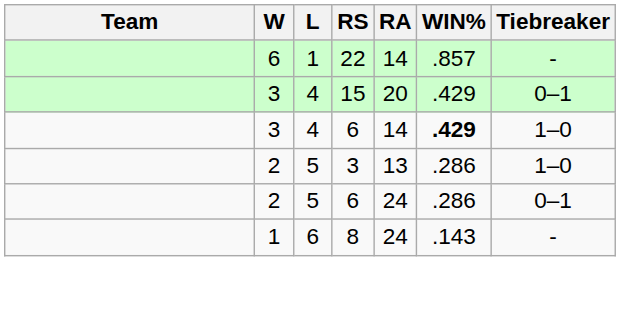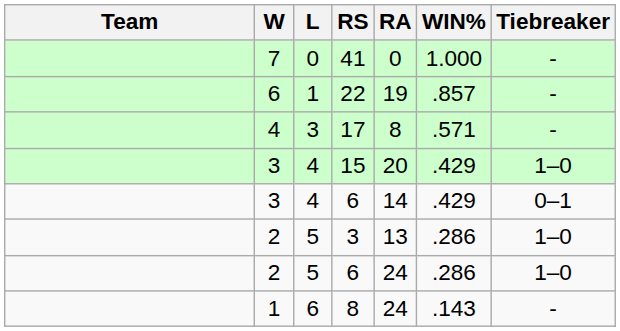+ row: (274, 58)
(395, 58) 14 -> (395, 93) 19
+ row: (274, 129)
(553, 93) 0–1 -> (553, 165) 1–0
(454, 129) bold -> (454, 201) normal
(553, 129) 1–0 -> (553, 201) 0–1
(553, 201) 0–1 -> (553, 272) 1–0
